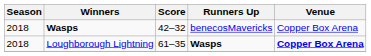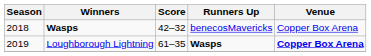(18, 43) 2018 -> (18, 43) 2019
